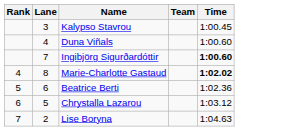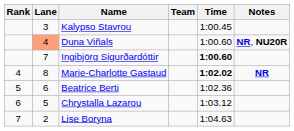+ column: (262, 12)
(46, 42) no background -> (46, 42) lightsalmon background
